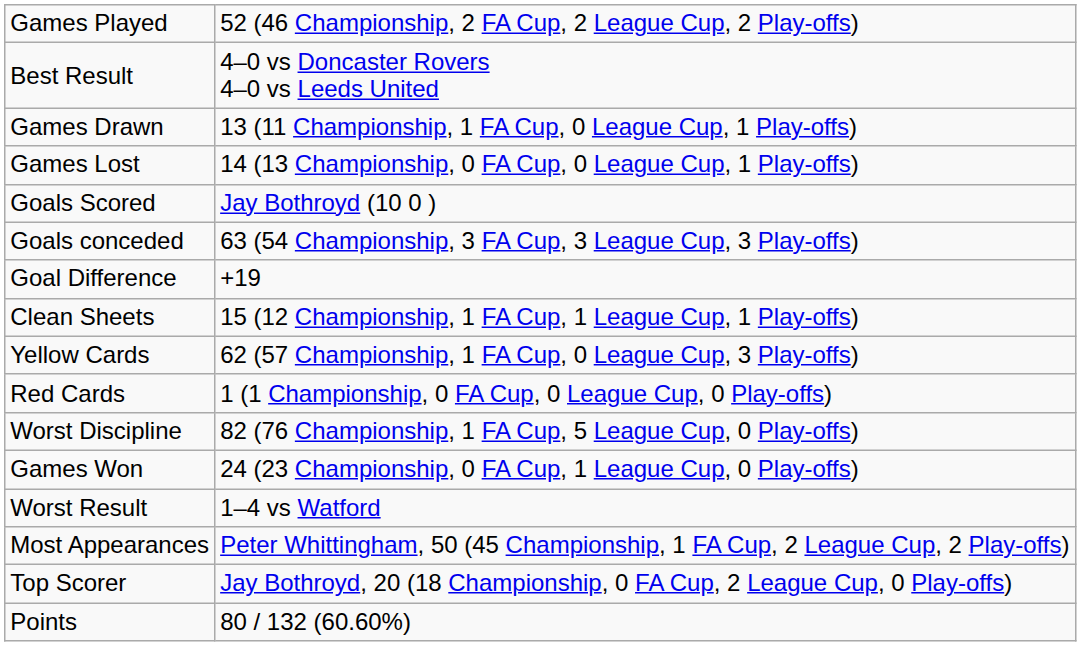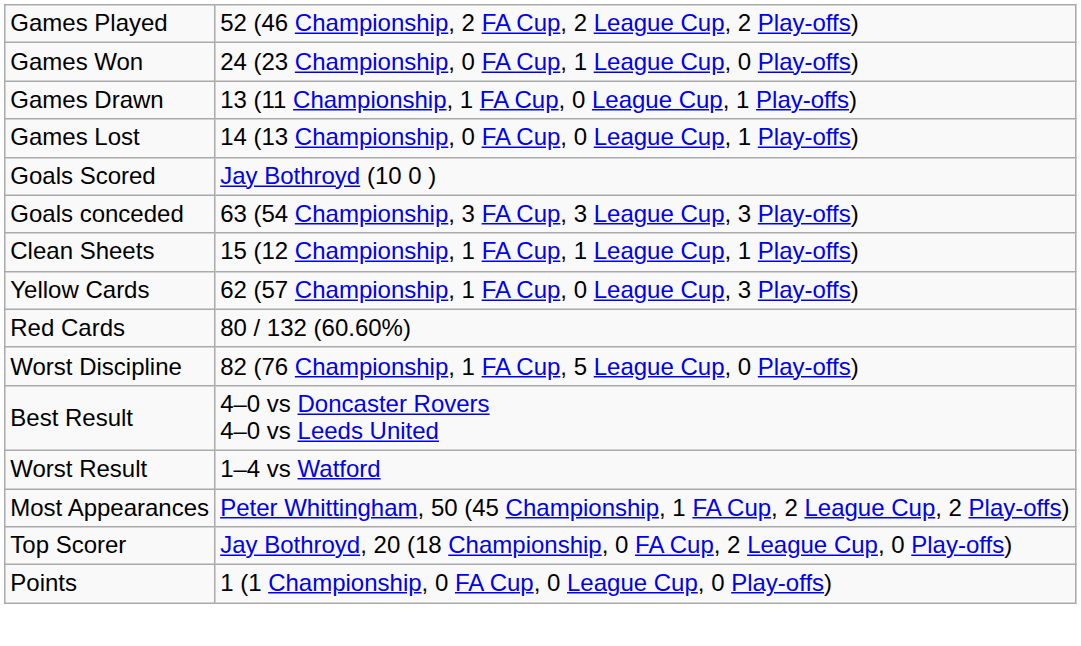rows swapped: (77, 469) <-> (72, 75)
- row: (93, 278)
(526, 393) 1 (1 Championship, 0 FA Cup, 0 League Cup, 0 Play-offs) -> (316, 328) 80 / 132 (60.60%)
(316, 621) 80 / 132 (60.60%) -> (526, 583) 1 (1 Championship, 0 FA Cup, 0 League Cup, 0 Play-offs)
